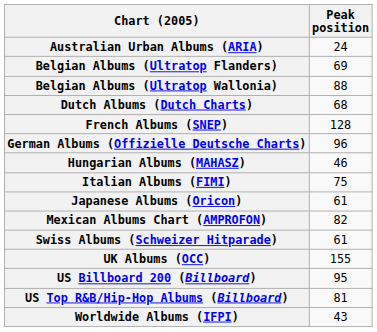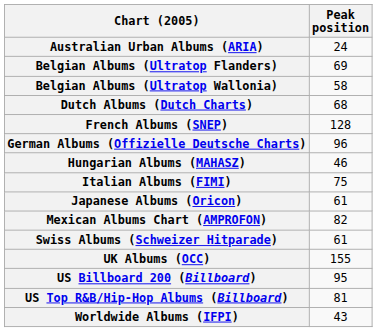(341, 86) 88 -> (341, 86) 58
